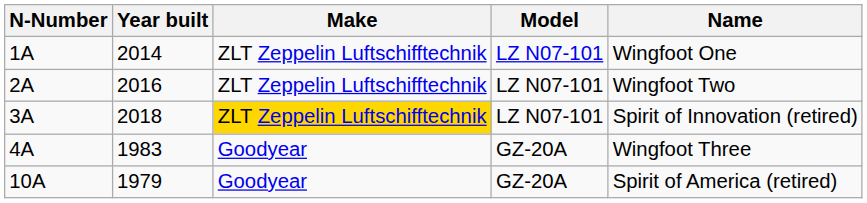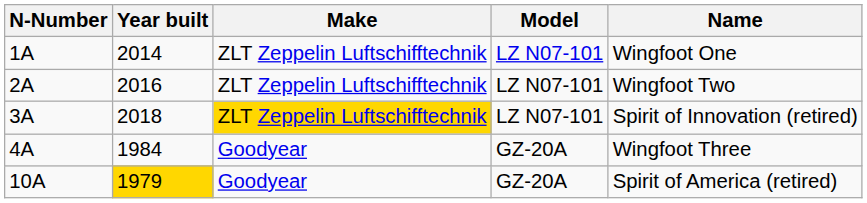(140, 149) 1983 -> (140, 149) 1984
(140, 181) no background -> (140, 181) gold background
